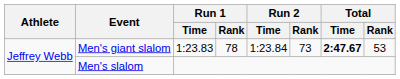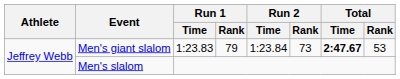(232, 48) 78 -> (232, 48) 79
